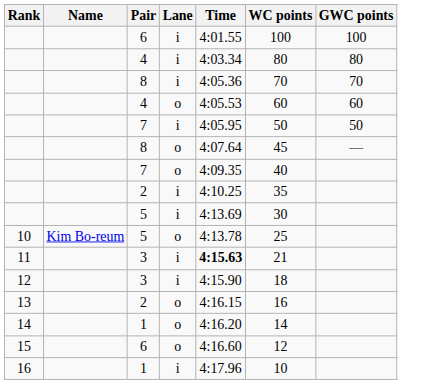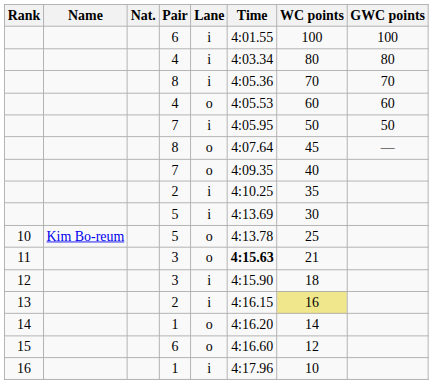+ column: (143, 15)
(178, 258) i -> (209, 258) o
(178, 302) o -> (209, 302) i
(280, 302) no background -> (312, 302) khaki background
